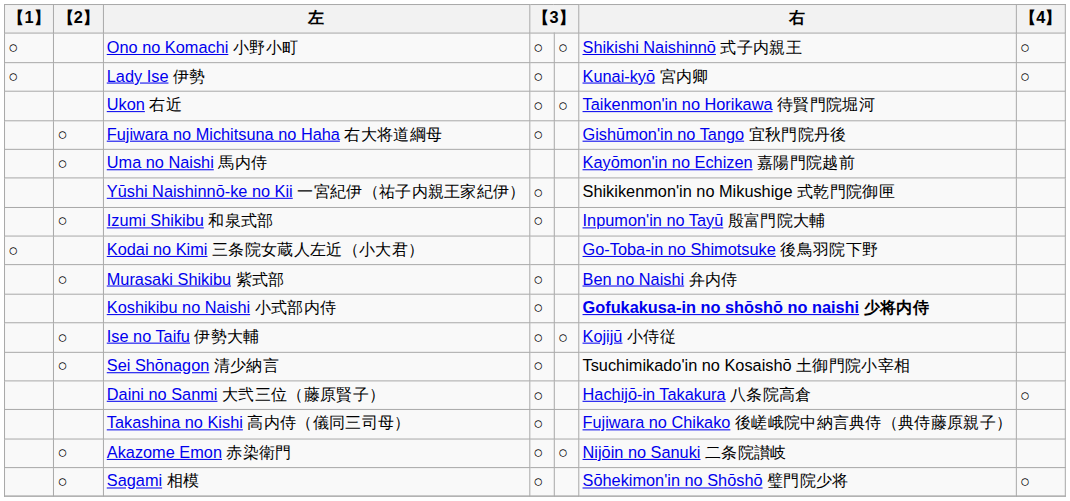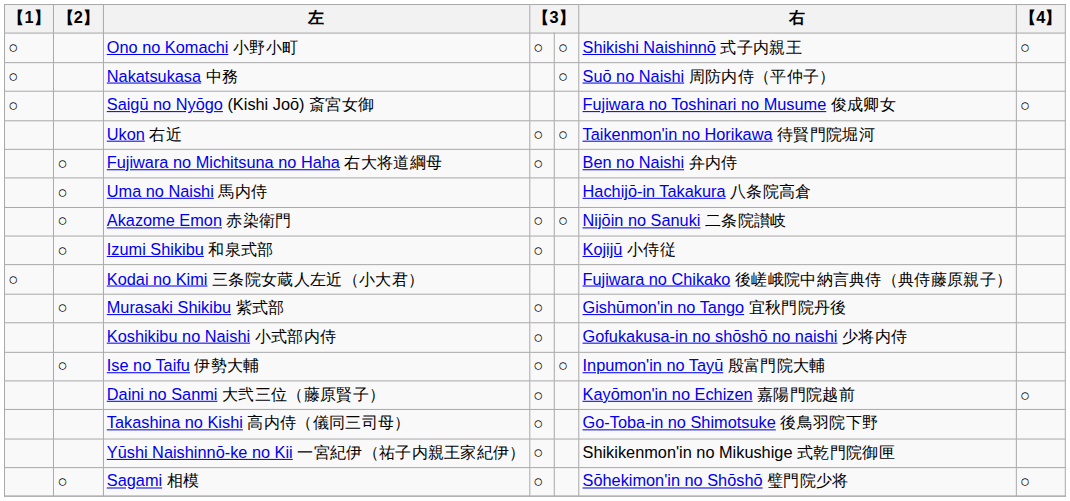- row: (156, 76)
+ row: (173, 76)
+ row: (241, 105)
(715, 134) Gishūmon'in no Tango 宜秋門院丹後 -> (660, 163) Ben no Naishi 弁内侍
(719, 163) Kayōmon'in no Echizen 嘉陽門院越前 -> (697, 192) Hachijō-in Takakura 八条院高倉
rows swapped: (199, 452) <-> (316, 192)
(704, 221) Inpumon'in no Tayū 殷富門院大輔 -> (629, 250) Kojijū 小侍従
(730, 250) Go-Toba-in no Shimotsuke 後鳥羽院下野 -> (797, 278) Fujiwara no Chikako 後嵯峨院中納言典侍（典侍藤原親子）
(660, 278) Ben no Naishi 弁内侍 -> (715, 307) Gishūmon'in no Tango 宜秋門院丹後
(756, 307) bold -> (745, 336) normal
(629, 336) Kojijū 小侍従 -> (704, 365) Inpumon'in no Tayū 殷富門院大輔
- row: (193, 365)
(697, 394) Hachijō-in Takakura 八条院高倉 -> (719, 394) Kayōmon'in no Echizen 嘉陽門院越前
(797, 423) Fujiwara no Chikako 後嵯峨院中納言典侍（典侍藤原親子） -> (730, 423) Go-Toba-in no Shimotsuke 後鳥羽院下野
